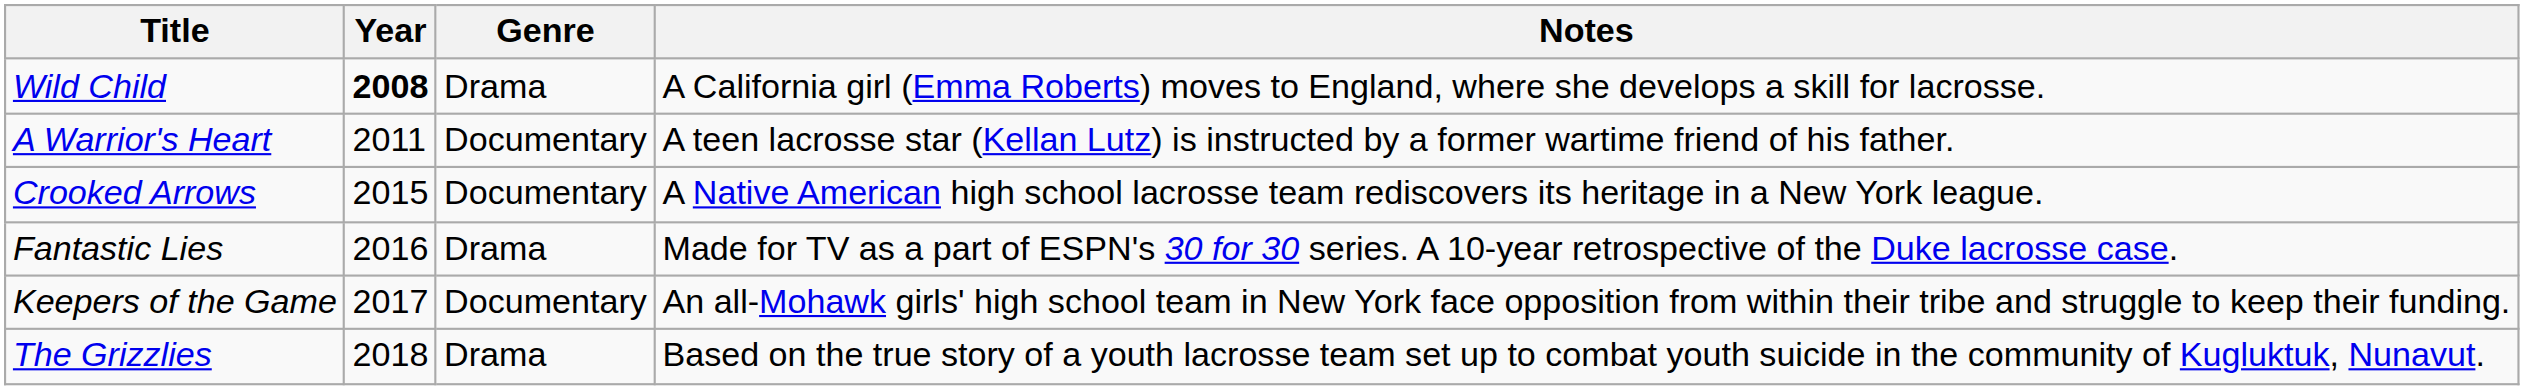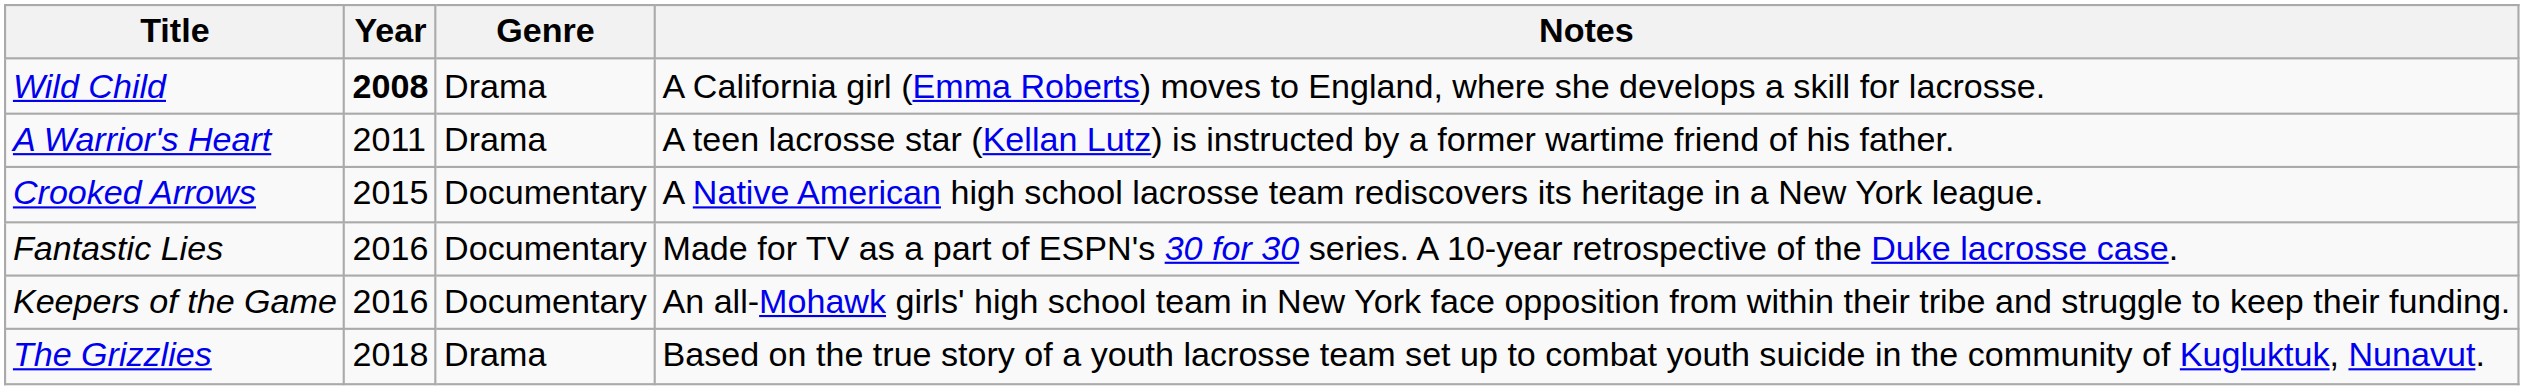(545, 139) Documentary -> (495, 139) Drama
(495, 247) Drama -> (545, 247) Documentary
(390, 301) 2017 -> (390, 301) 2016
